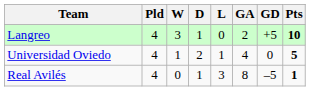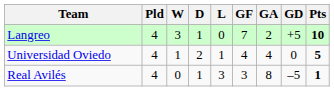+ column: (244, 14)
